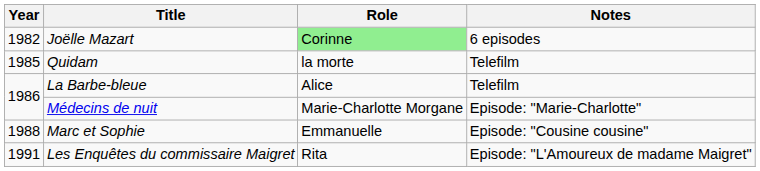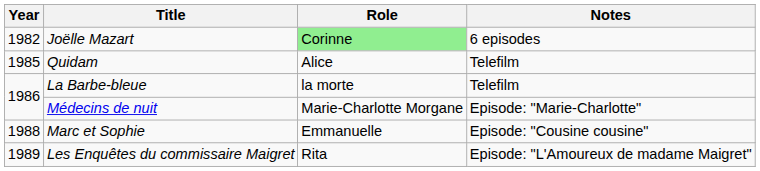(328, 62) la morte -> (317, 62) Alice
(317, 85) Alice -> (328, 85) la morte
(24, 154) 1991 -> (24, 154) 1989
